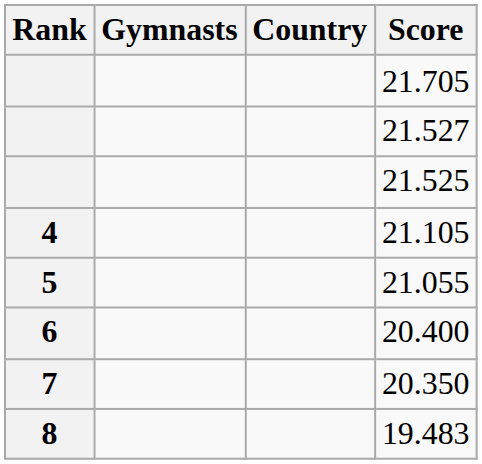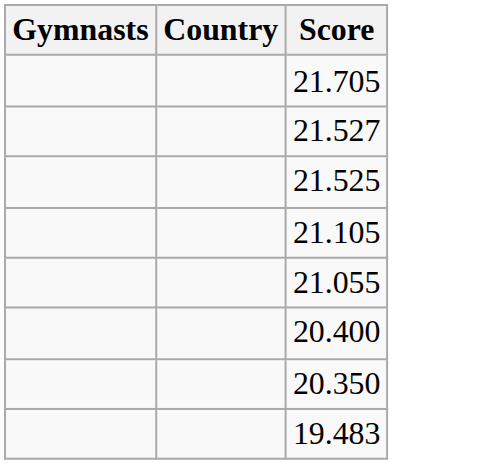- column: (50, 29)
